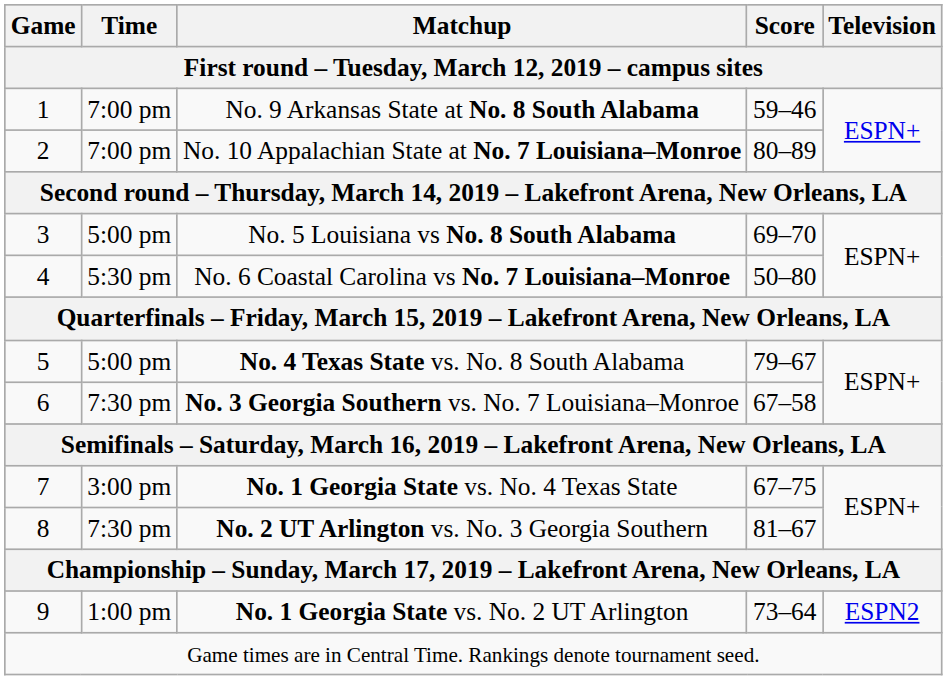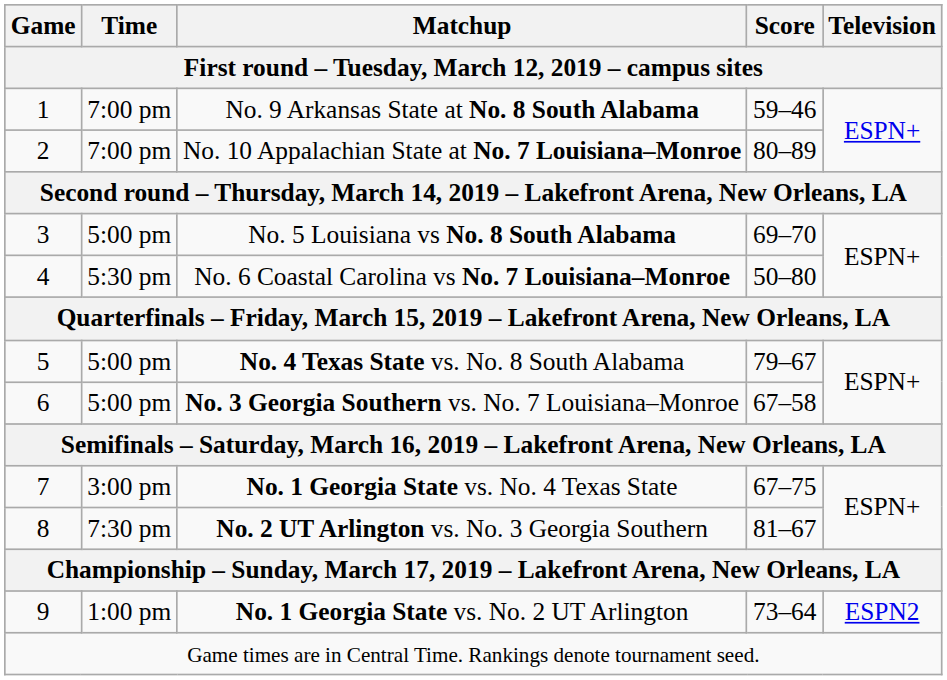(129, 402) 7:30 pm -> (129, 402) 5:00 pm
